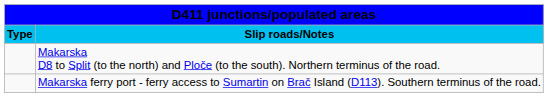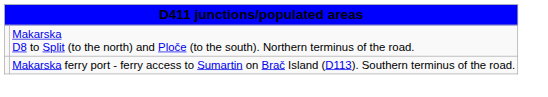- row: (289, 34)
